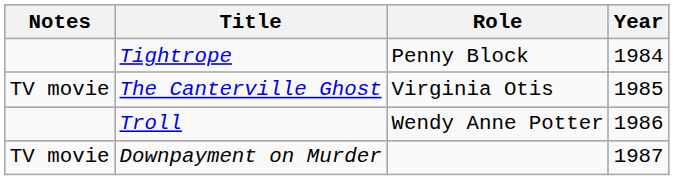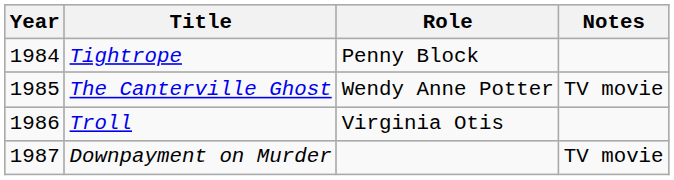columns swapped: (639, 22) <-> (60, 22)
(473, 90) Virginia Otis -> (448, 90) Wendy Anne Potter
(498, 123) Wendy Anne Potter -> (423, 123) Virginia Otis
